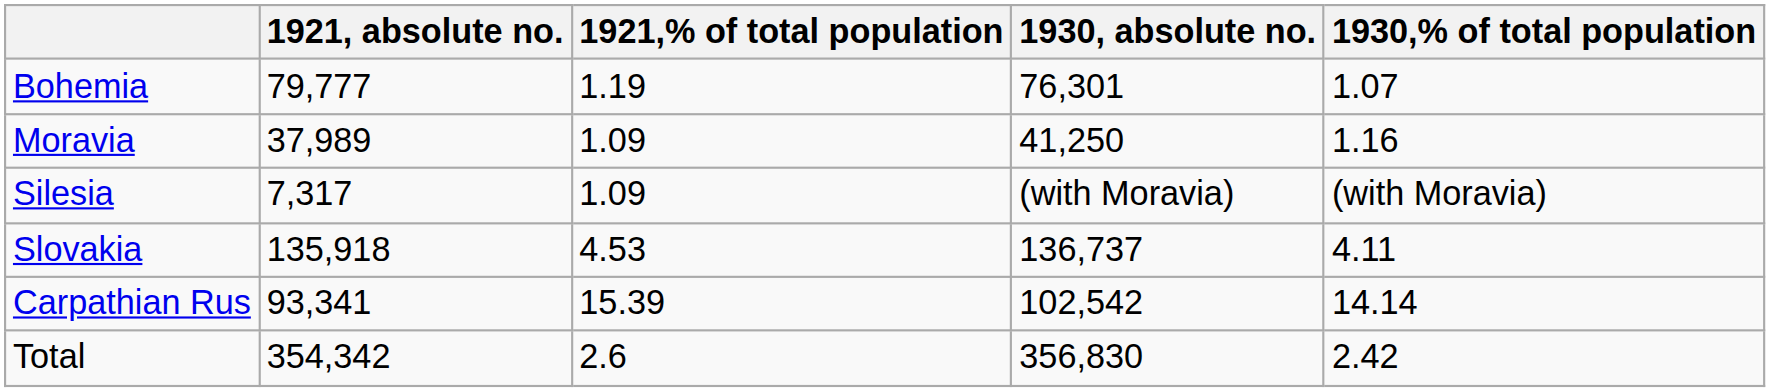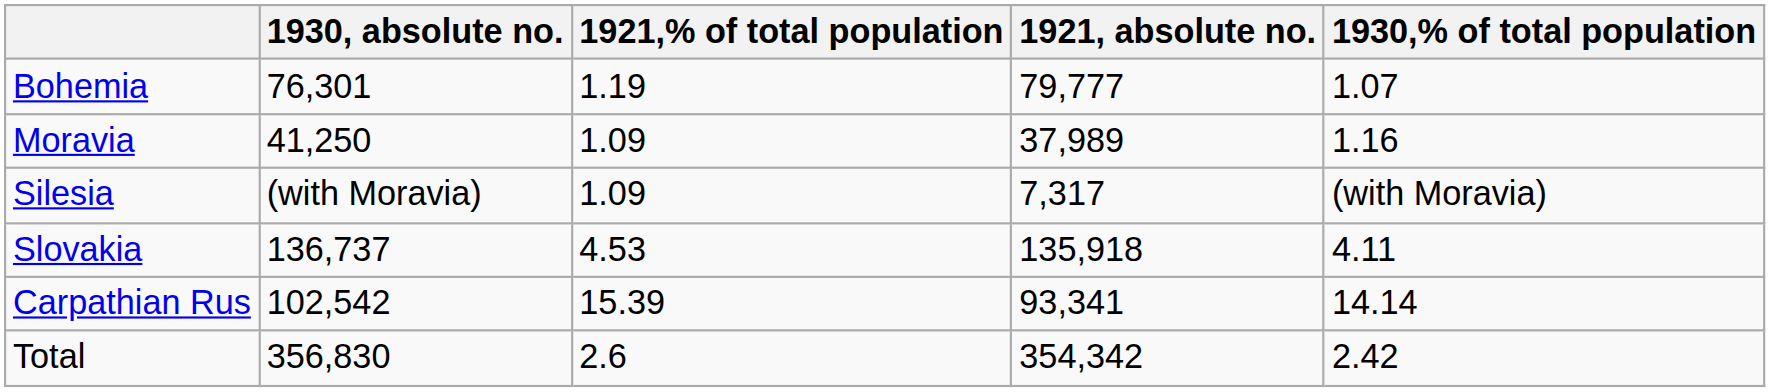columns swapped: (415, 31) <-> (1168, 31)
